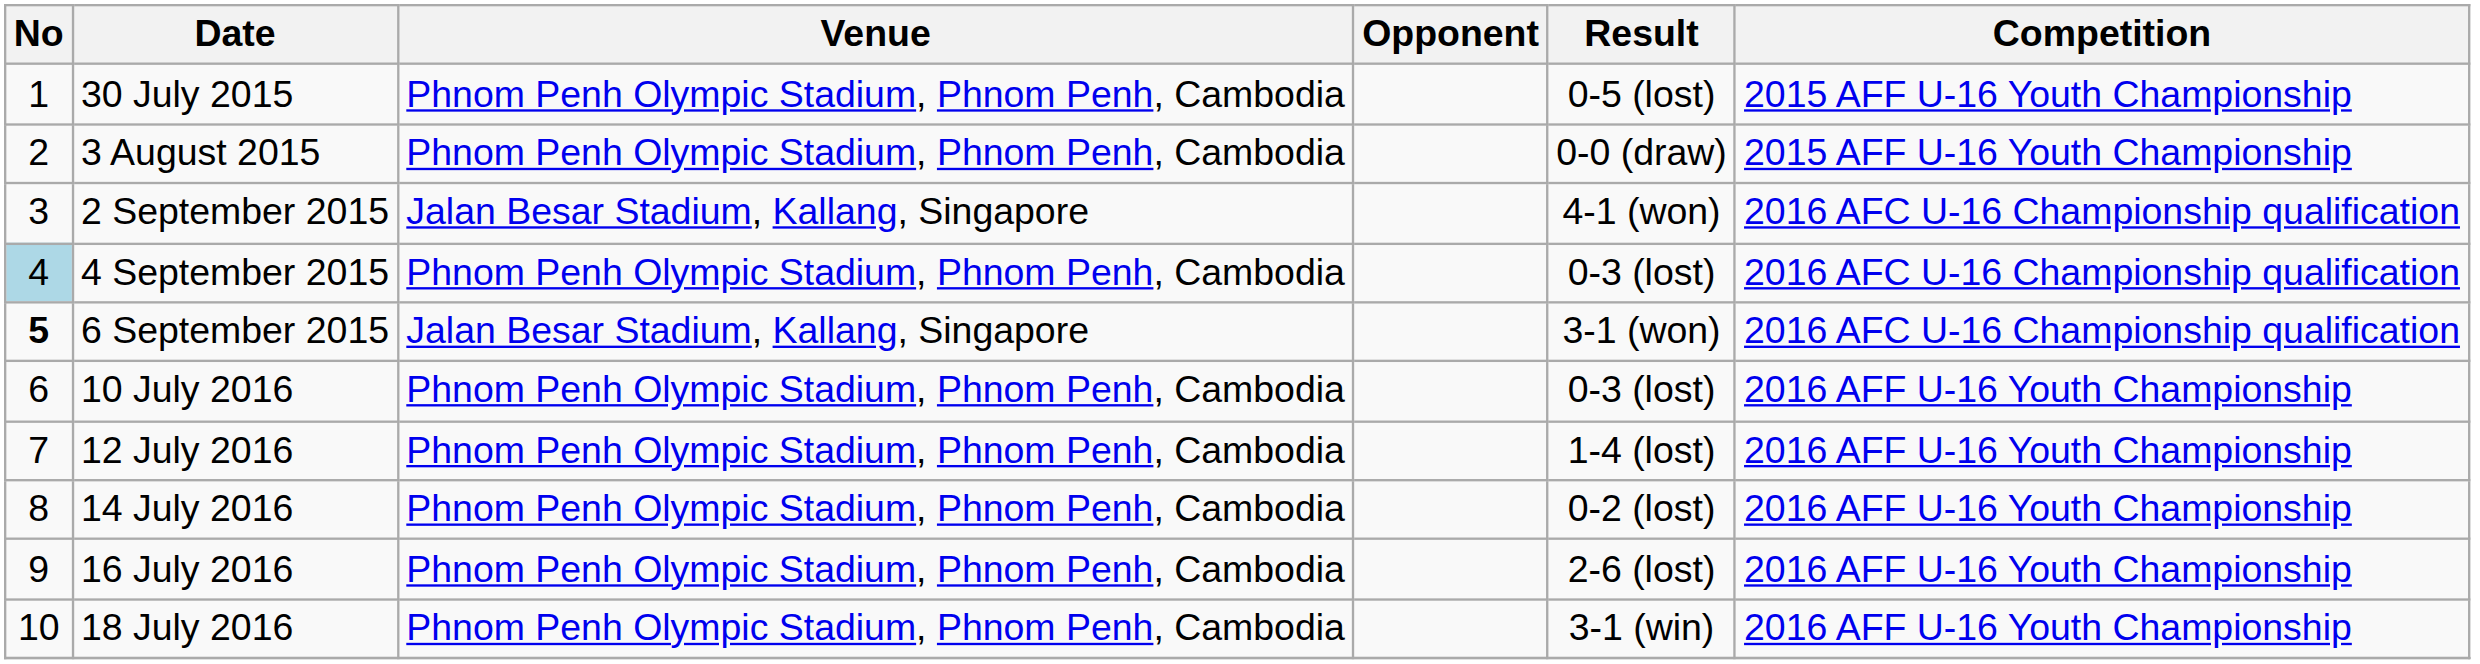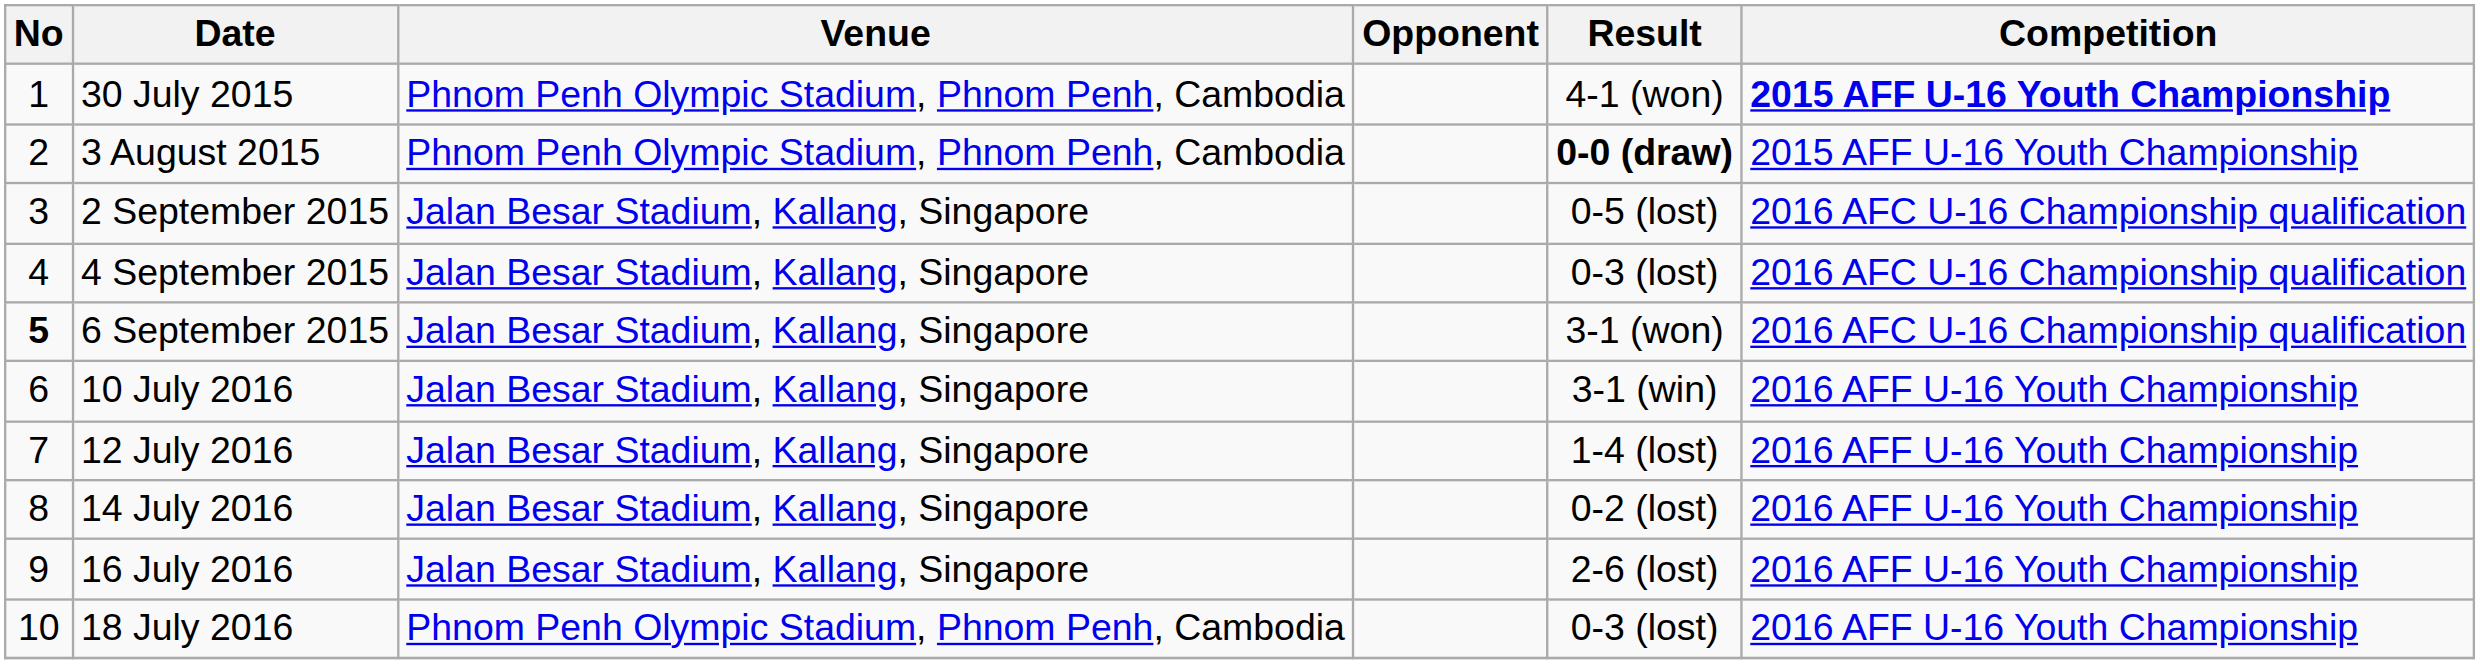(1641, 93) 0-5 (lost) -> (1645, 93) 4-1 (won)
(2048, 93) normal -> (2070, 93) bold
(1641, 152) normal -> (1645, 152) bold
(1641, 212) 4-1 (won) -> (1645, 212) 0-5 (lost)
(39, 271) lightblue background -> (39, 271) no background
(876, 271) Phnom Penh Olympic Stadium, Phnom Penh, Cambodia -> (748, 271) Jalan Besar Stadium, Kallang, Singapore
(876, 390) Phnom Penh Olympic Stadium, Phnom Penh, Cambodia -> (748, 390) Jalan Besar Stadium, Kallang, Singapore
(1641, 390) 0-3 (lost) -> (1645, 390) 3-1 (win)
(876, 449) Phnom Penh Olympic Stadium, Phnom Penh, Cambodia -> (748, 449) Jalan Besar Stadium, Kallang, Singapore
(876, 509) Phnom Penh Olympic Stadium, Phnom Penh, Cambodia -> (748, 509) Jalan Besar Stadium, Kallang, Singapore
(876, 568) Phnom Penh Olympic Stadium, Phnom Penh, Cambodia -> (748, 568) Jalan Besar Stadium, Kallang, Singapore
(1641, 627) 3-1 (win) -> (1645, 627) 0-3 (lost)
